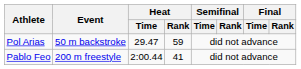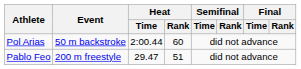(146, 42) 29.47 -> (146, 42) 2:00.44
(178, 42) 59 -> (178, 42) 60
(146, 57) 2:00.44 -> (146, 57) 29.47
(178, 57) 41 -> (178, 57) 51
